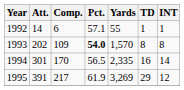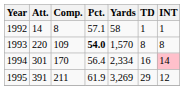(56, 28) 6 -> (56, 28) 8
(115, 28) 55 -> (115, 28) 58
(40, 45) 202 -> (40, 45) 220
(96, 61) 56.5 -> (96, 61) 56.4
(122, 61) 2,335 -> (122, 61) 2,334
(164, 61) no background -> (164, 61) pink background
(61, 77) 217 -> (61, 77) 211
